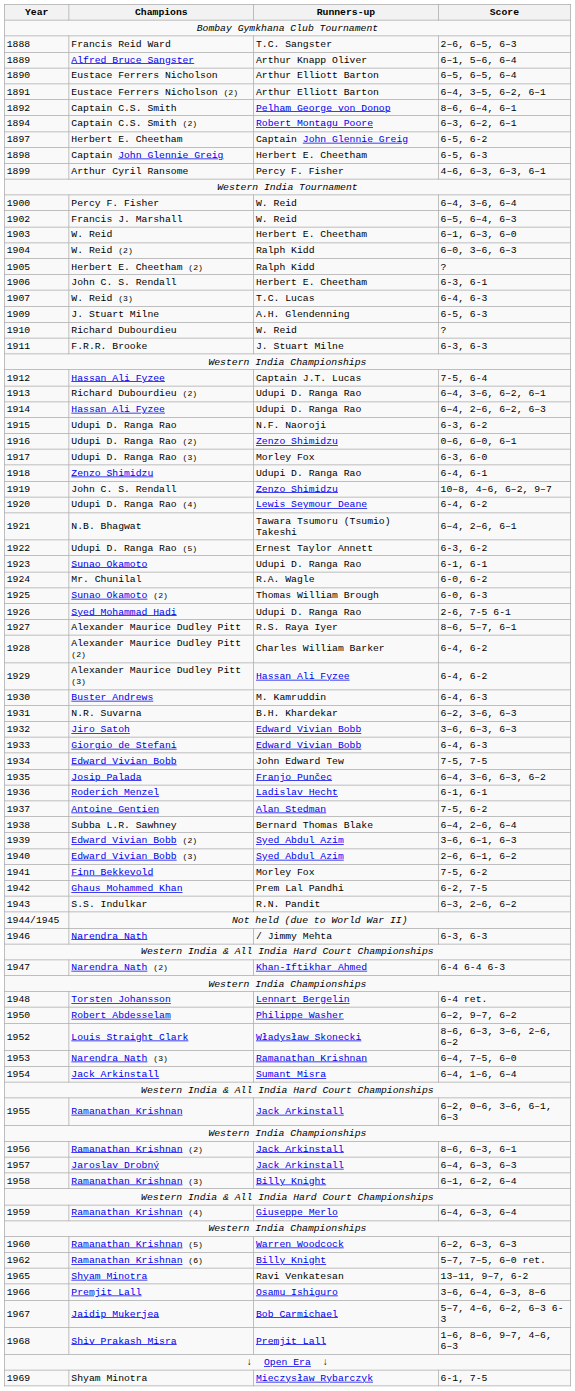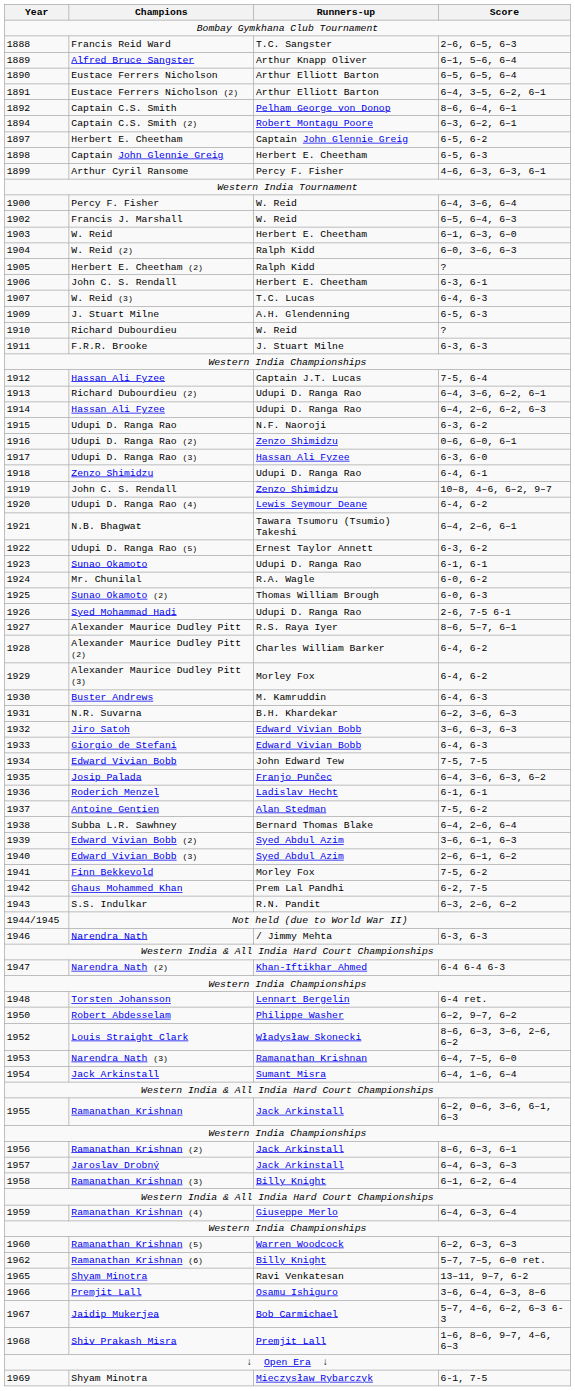(285, 457) Morley Fox -> (303, 457) Hassan Ali Fyzee
(303, 676) Hassan Ali Fyzee -> (285, 676) Morley Fox
